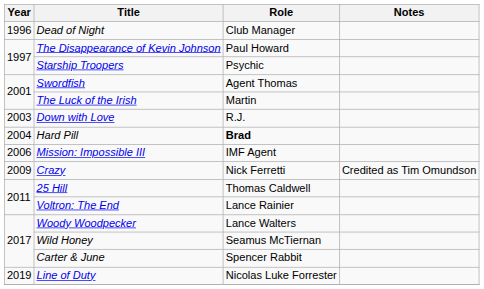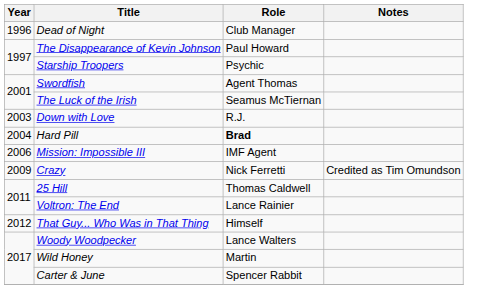(241, 100) Martin -> (273, 100) Seamus McTiernan
+ row: (123, 223)
(273, 240) Seamus McTiernan -> (241, 258) Martin
- row: (66, 275)
